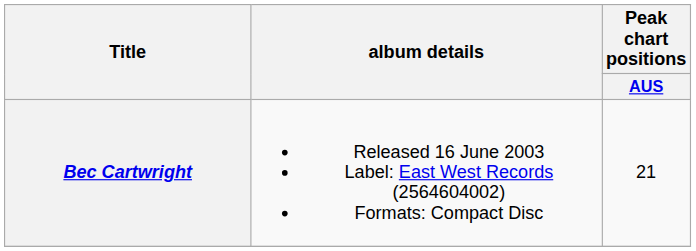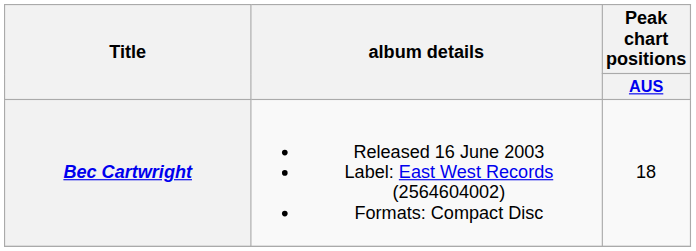(646, 172) 21 -> (646, 172) 18
